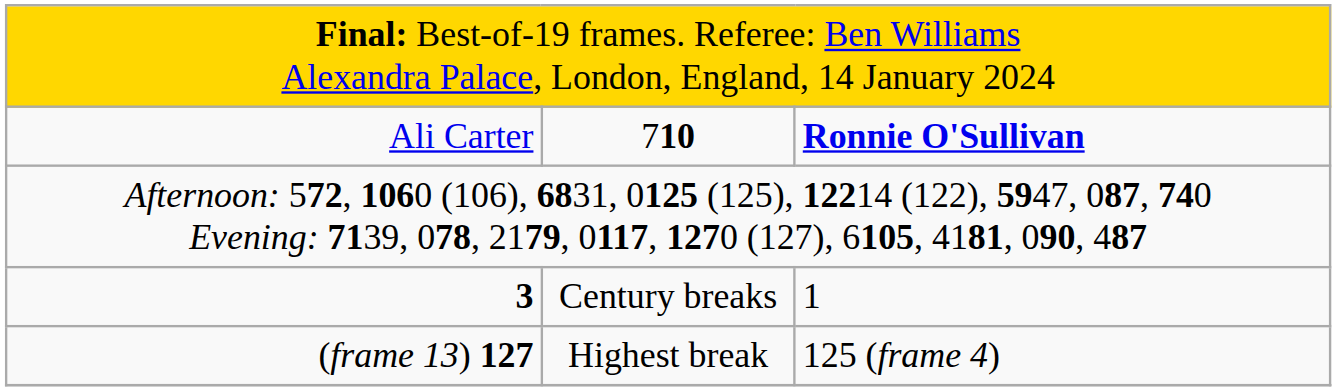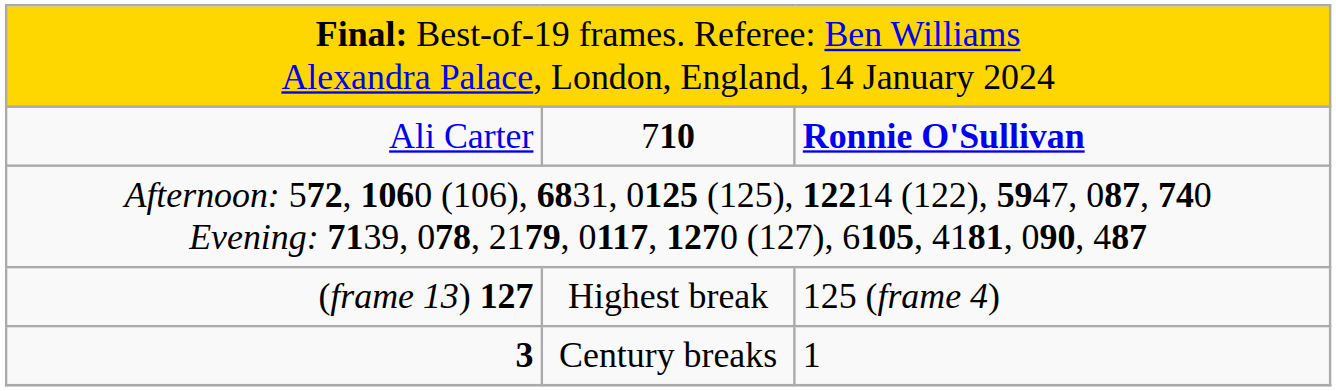rows swapped: (426, 355) <-> (524, 296)
